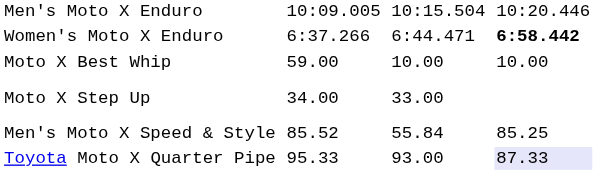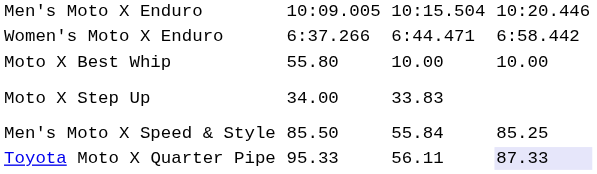(538, 37) bold -> (538, 37) normal
(313, 62) 59.00 -> (313, 62) 55.80
(418, 98) 33.00 -> (418, 98) 33.83
(313, 133) 85.52 -> (313, 133) 85.50
(418, 158) 93.00 -> (418, 158) 56.11
